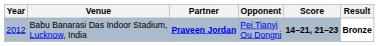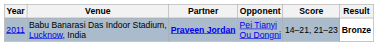(16, 30) 2012 -> (16, 30) 2011
(312, 30) bold -> (311, 30) normal
